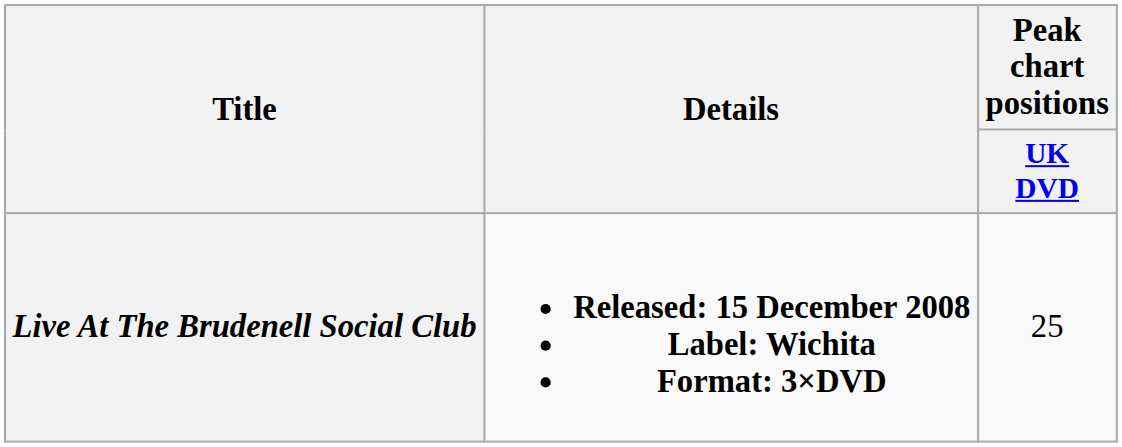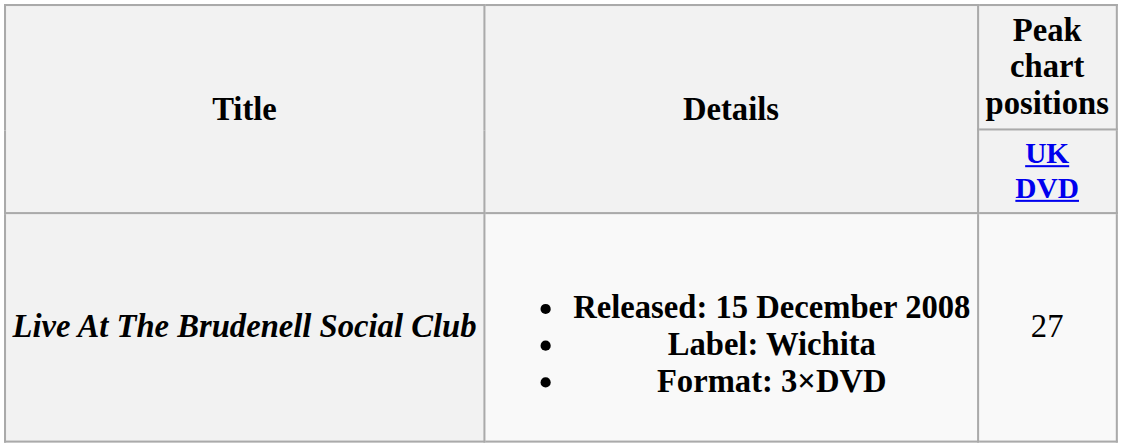(1047, 326) 25 -> (1047, 326) 27
